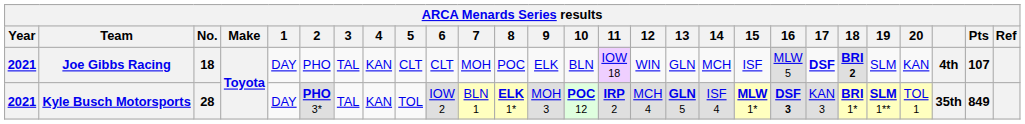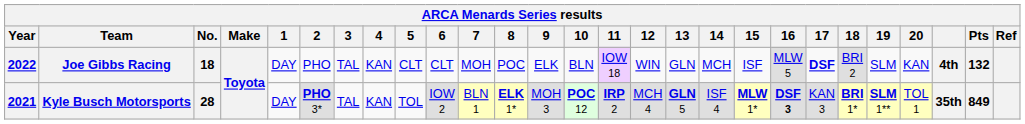(22, 65) 2021 -> (22, 65) 2022
(852, 65) bold -> (852, 64) normal
(979, 65) 107 -> (979, 65) 132
